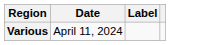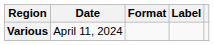+ column: (147, 13)
